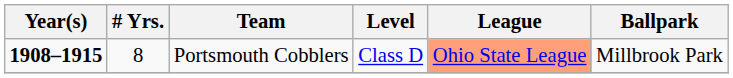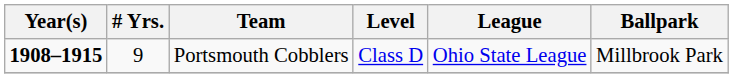(138, 55) 8 -> (138, 55) 9
(510, 55) lightsalmon background -> (510, 55) no background
